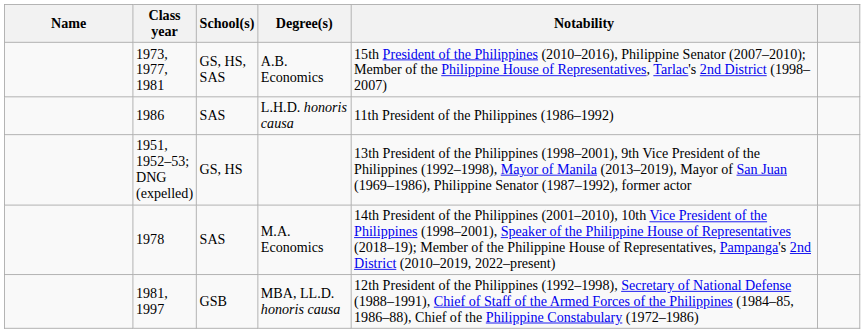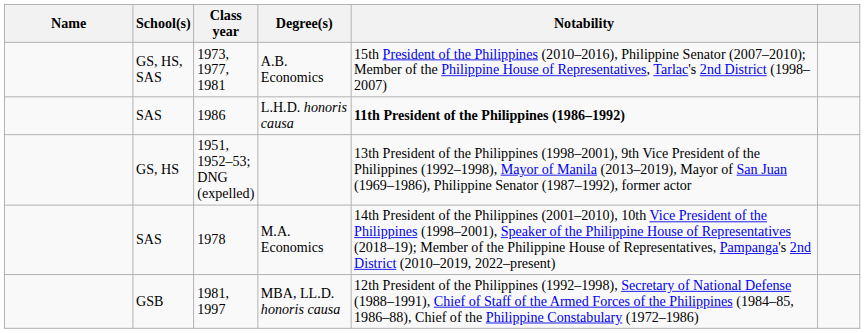columns swapped: (165, 23) <-> (227, 23)
(484, 115) normal -> (489, 115) bold
